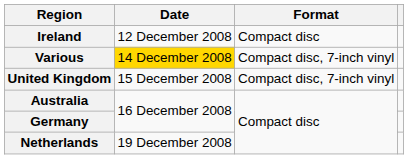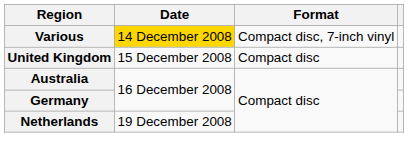- row: (59, 36)
(316, 79) Compact disc, 7-inch vinyl -> (279, 57) Compact disc
